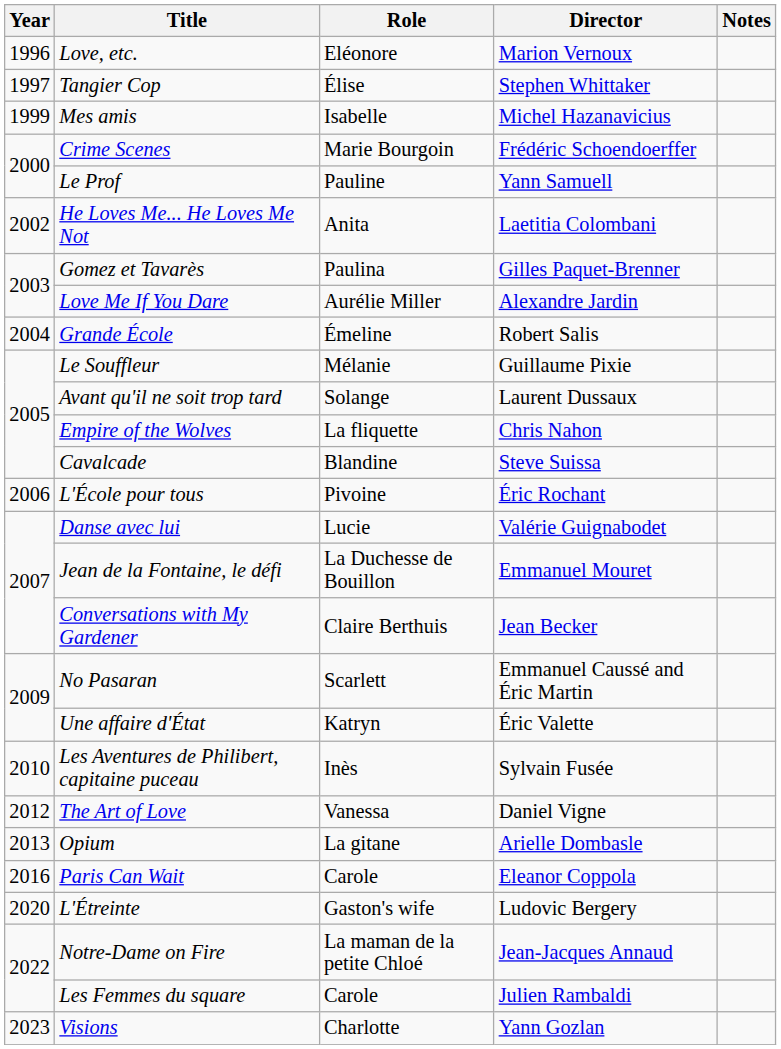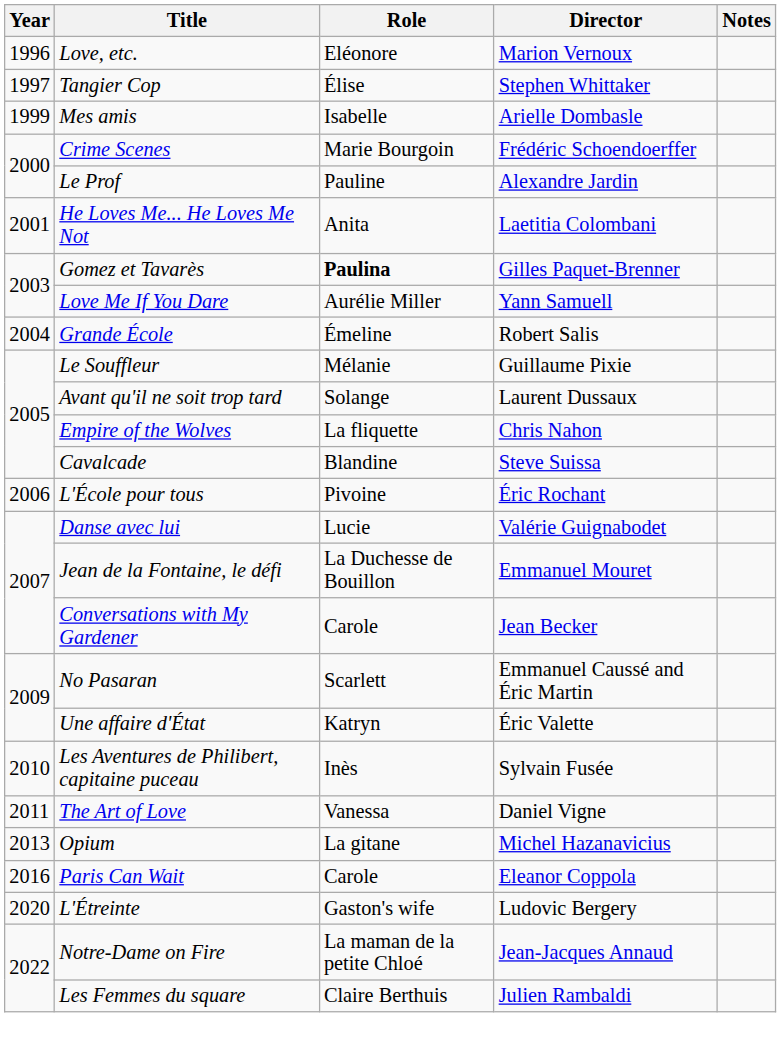(585, 117) Michel Hazanavicius -> (571, 117) Arielle Dombasle
(555, 181) Yann Samuell -> (568, 181) Alexandre Jardin
(30, 225) 2002 -> (30, 225) 2001
(354, 269) normal -> (357, 269) bold
(568, 301) Alexandre Jardin -> (555, 301) Yann Samuell
(386, 625) Claire Berthuis -> (351, 625) Carole
(30, 811) 2012 -> (29, 811) 2011
(571, 843) Arielle Dombasle -> (585, 843) Michel Hazanavicius
(351, 995) Carole -> (386, 995) Claire Berthuis
- row: (88, 1027)
